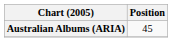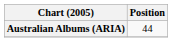(147, 28) 45 -> (147, 28) 44
